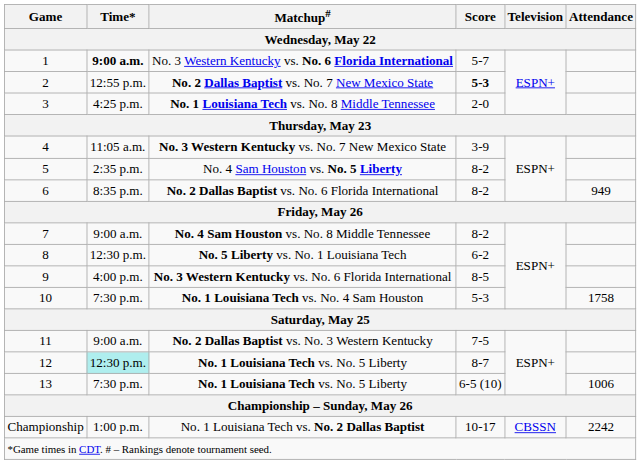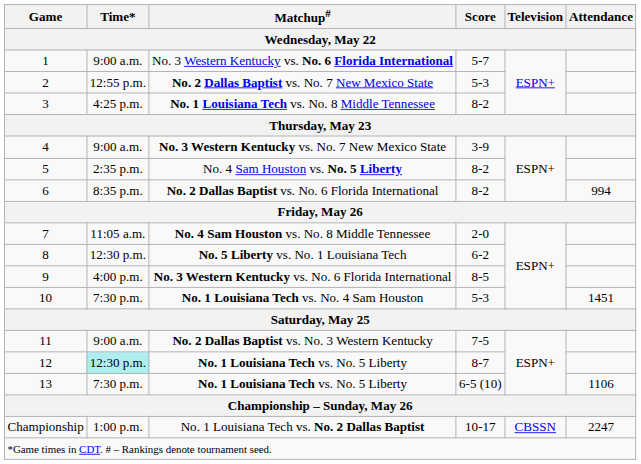(118, 61) bold -> (118, 61) normal
(480, 82) bold -> (480, 82) normal
(480, 104) 2-0 -> (480, 104) 8-2
(118, 147) 11:05 a.m. -> (118, 147) 9:00 a.m.
(601, 190) 949 -> (601, 190) 994
(118, 233) 9:00 a.m. -> (118, 233) 11:05 a.m.
(480, 233) 8-2 -> (480, 233) 2-0
(601, 298) 1758 -> (601, 298) 1451
(601, 384) 1006 -> (601, 384) 1106
(601, 427) 2242 -> (601, 427) 2247
